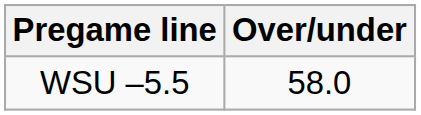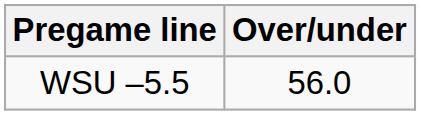(319, 82) 58.0 -> (319, 82) 56.0
